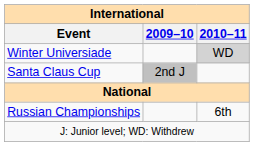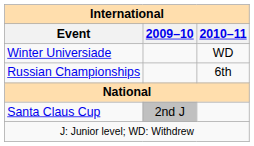(223, 53) lightgrey background -> (223, 53) no background
rows swapped: (54, 72) <-> (74, 111)
